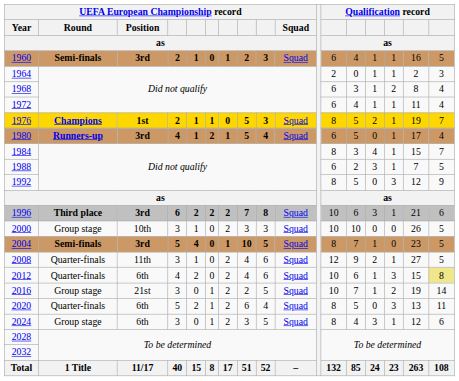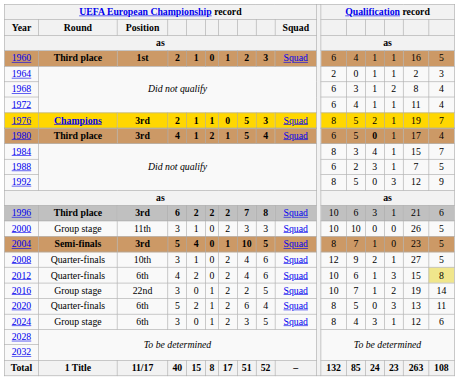(78, 58) Semi-finals -> (78, 58) Third place
(142, 58) 3rd -> (142, 58) 1st
(142, 120) 1st -> (142, 120) 3rd
(78, 136) Runners-up -> (78, 136) Third place
(375, 136) normal -> (375, 136) bold
(142, 228) 10th -> (142, 228) 11th
(142, 259) 11th -> (142, 259) 10th
(142, 290) 21st -> (142, 290) 22nd
